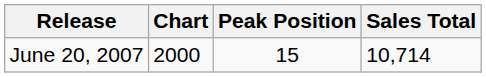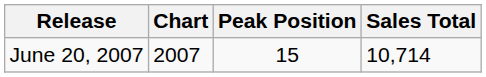(177, 54) 2000 -> (177, 54) 2007
